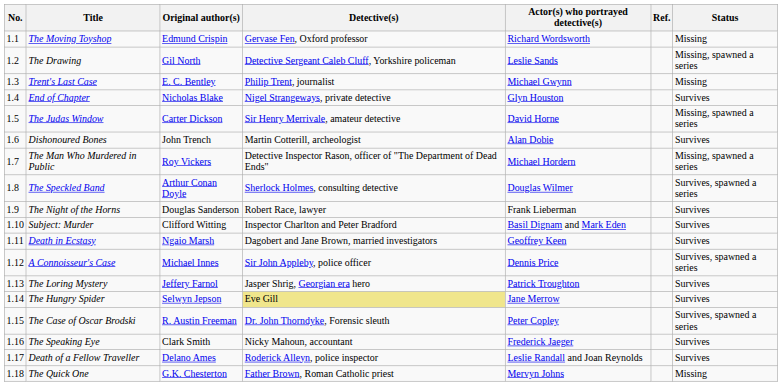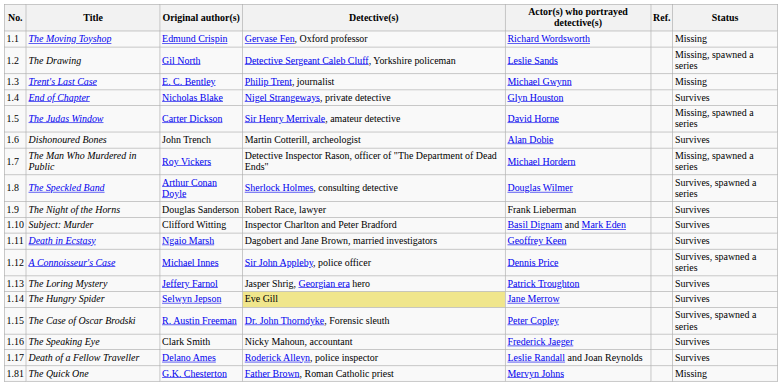(15, 373) 1.18 -> (15, 373) 1.81
